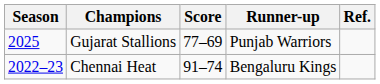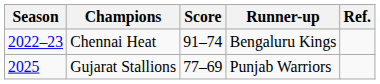rows swapped: (113, 66) <-> (123, 41)
